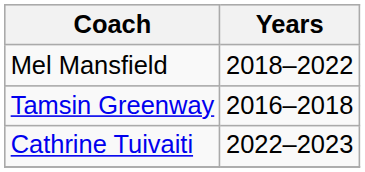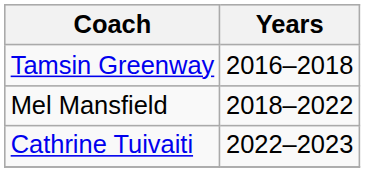rows swapped: (112, 105) <-> (89, 65)
